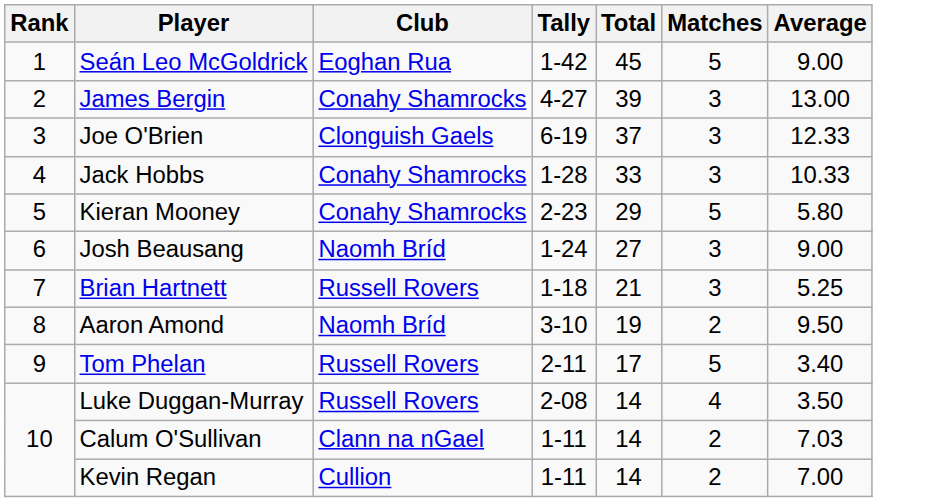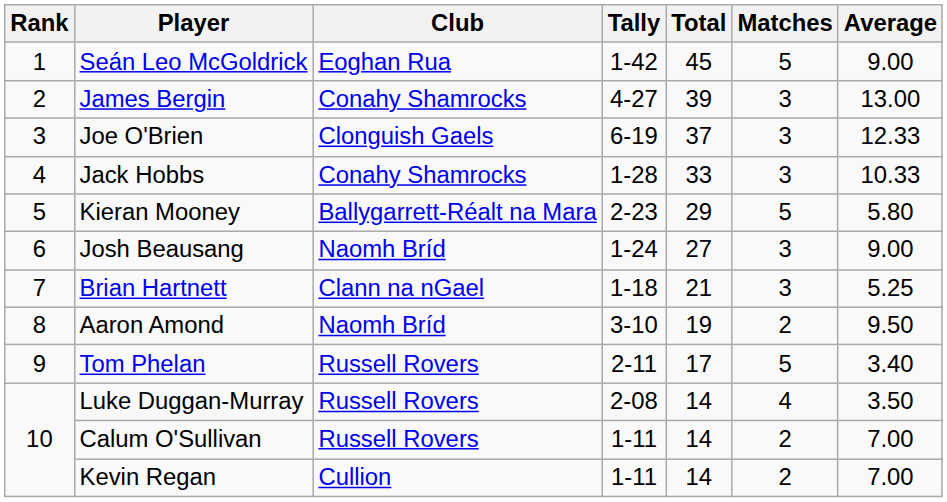(422, 212) Conahy Shamrocks -> (458, 212) Ballygarrett-Réalt na Mara
(399, 288) Russell Rovers -> (401, 288) Clann na nGael
(401, 439) Clann na nGael -> (399, 439) Russell Rovers
(820, 439) 7.03 -> (890, 439) 7.00
